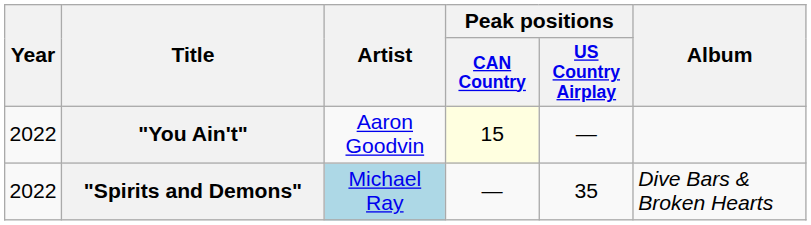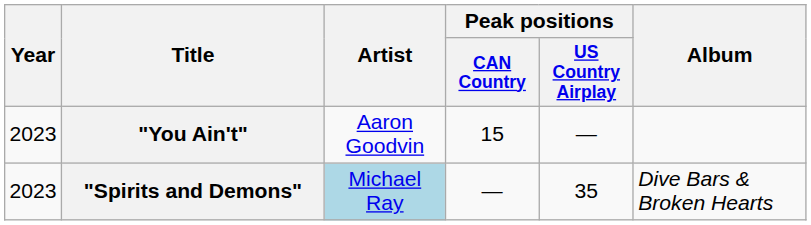(33, 134) 2022 -> (33, 134) 2023
(492, 134) lightyellow background -> (492, 134) no background
(33, 191) 2022 -> (33, 191) 2023
